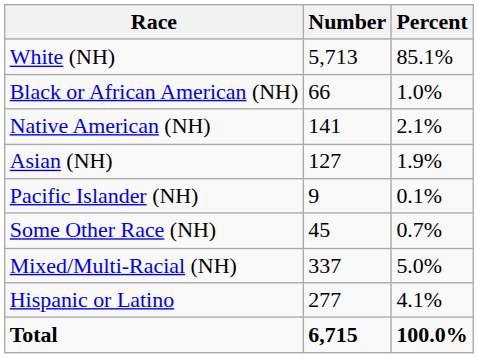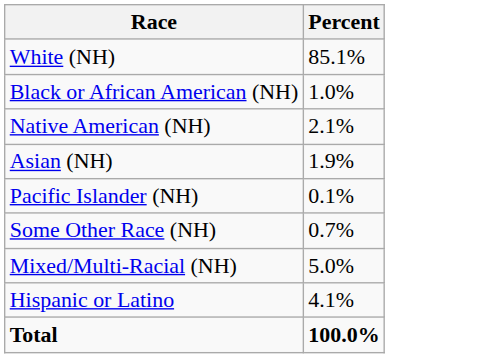- column: (347, 21)
